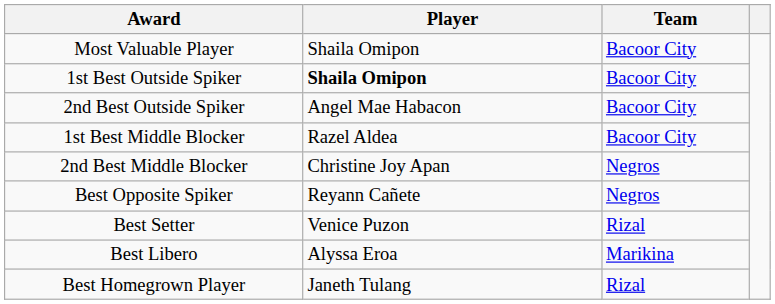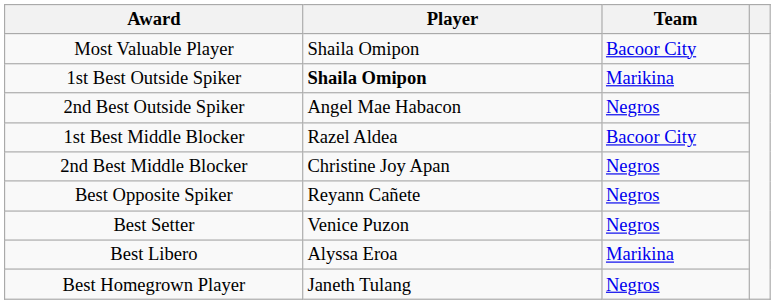(651, 78) Bacoor City -> (640, 78) Marikina
(651, 107) Bacoor City -> (633, 107) Negros
(626, 225) Rizal -> (633, 225) Negros
(626, 284) Rizal -> (633, 284) Negros
